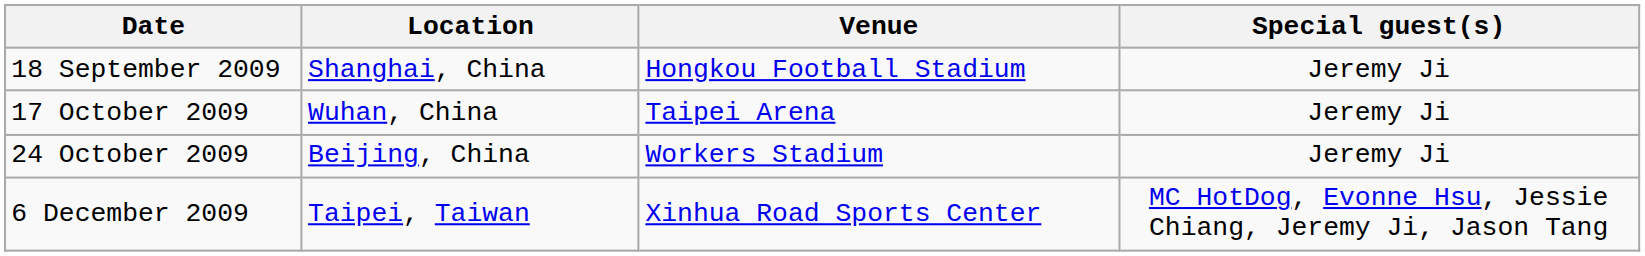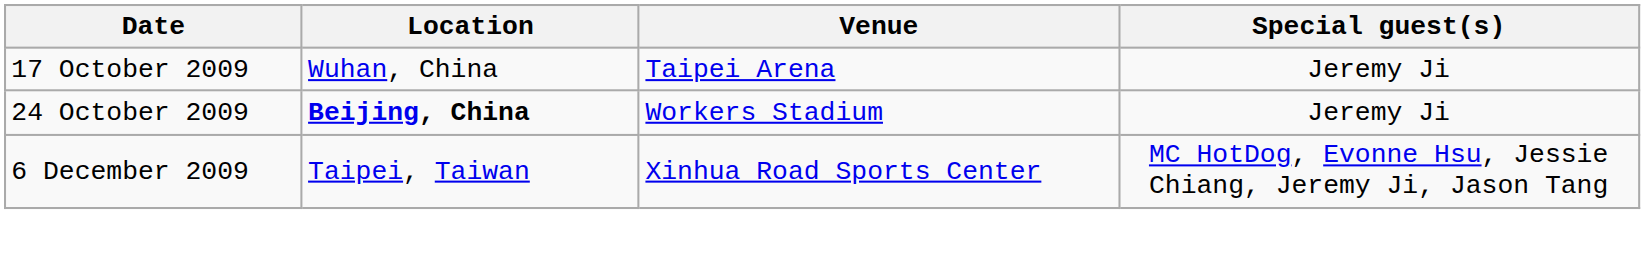- row: (146, 70)
(419, 156) normal -> (419, 113) bold
